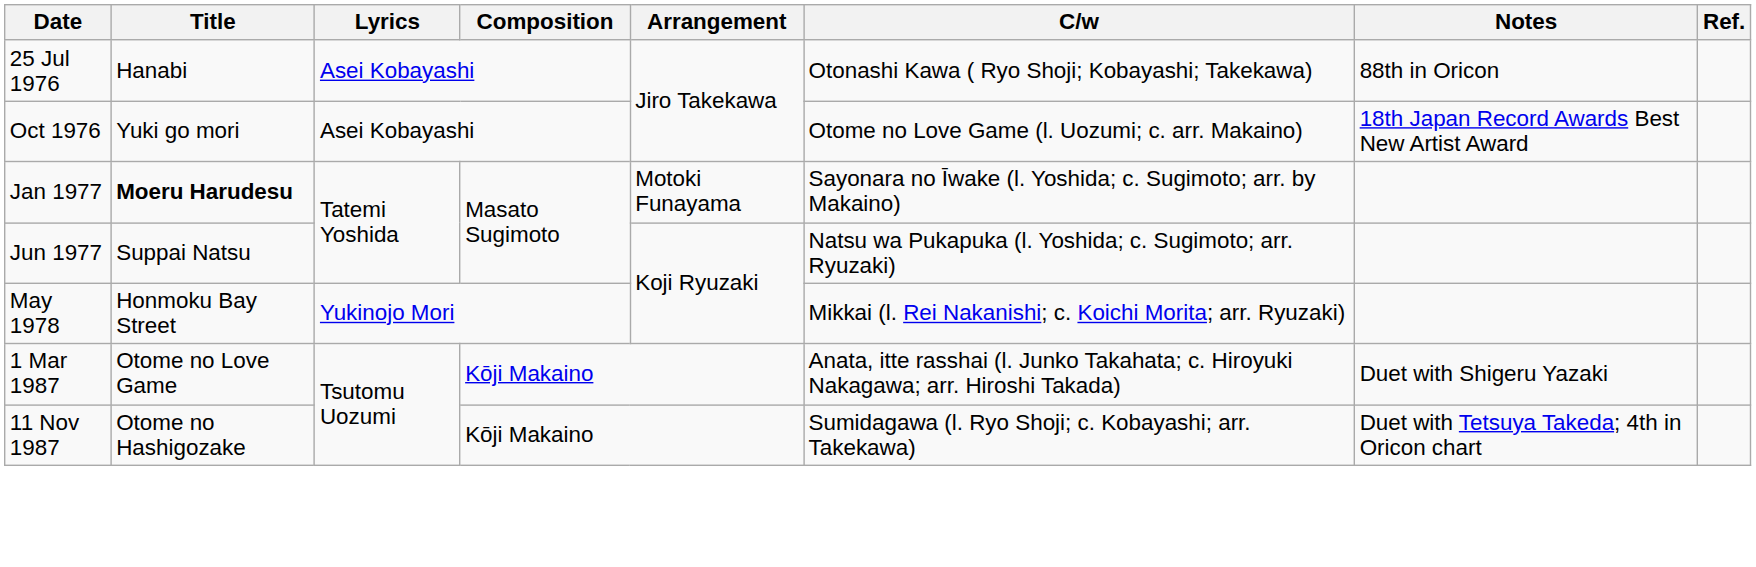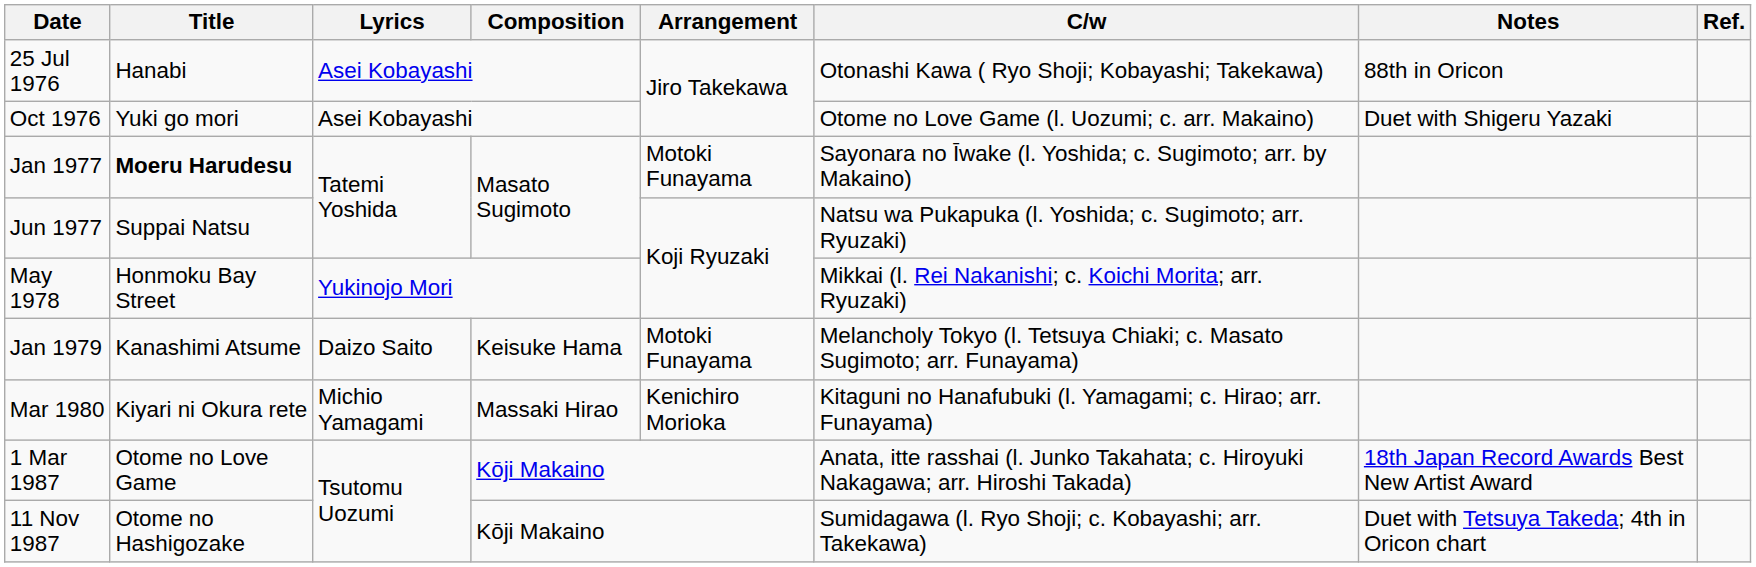(1519, 131) 18th Japan Record Awards Best New Artist Award -> (1488, 118) Duet with Shigeru Yazaki
+ row: (56, 348)
+ row: (57, 409)
(1484, 374) Duet with Shigeru Yazaki -> (1524, 470) 18th Japan Record Awards Best New Artist Award
